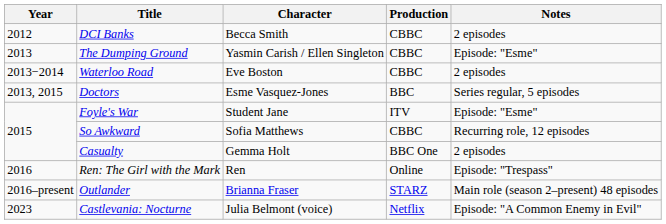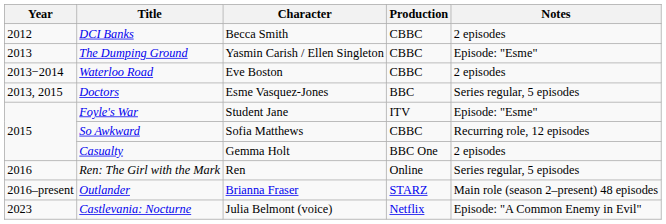(503, 170) Episode: "Trespass" -> (517, 170) Series regular, 5 episodes
